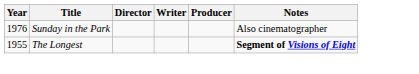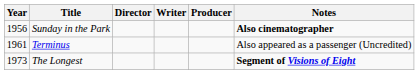(17, 28) 1976 -> (17, 28) 1956
(282, 28) normal -> (285, 28) bold
+ row: (51, 45)
(17, 45) 1955 -> (17, 61) 1973
